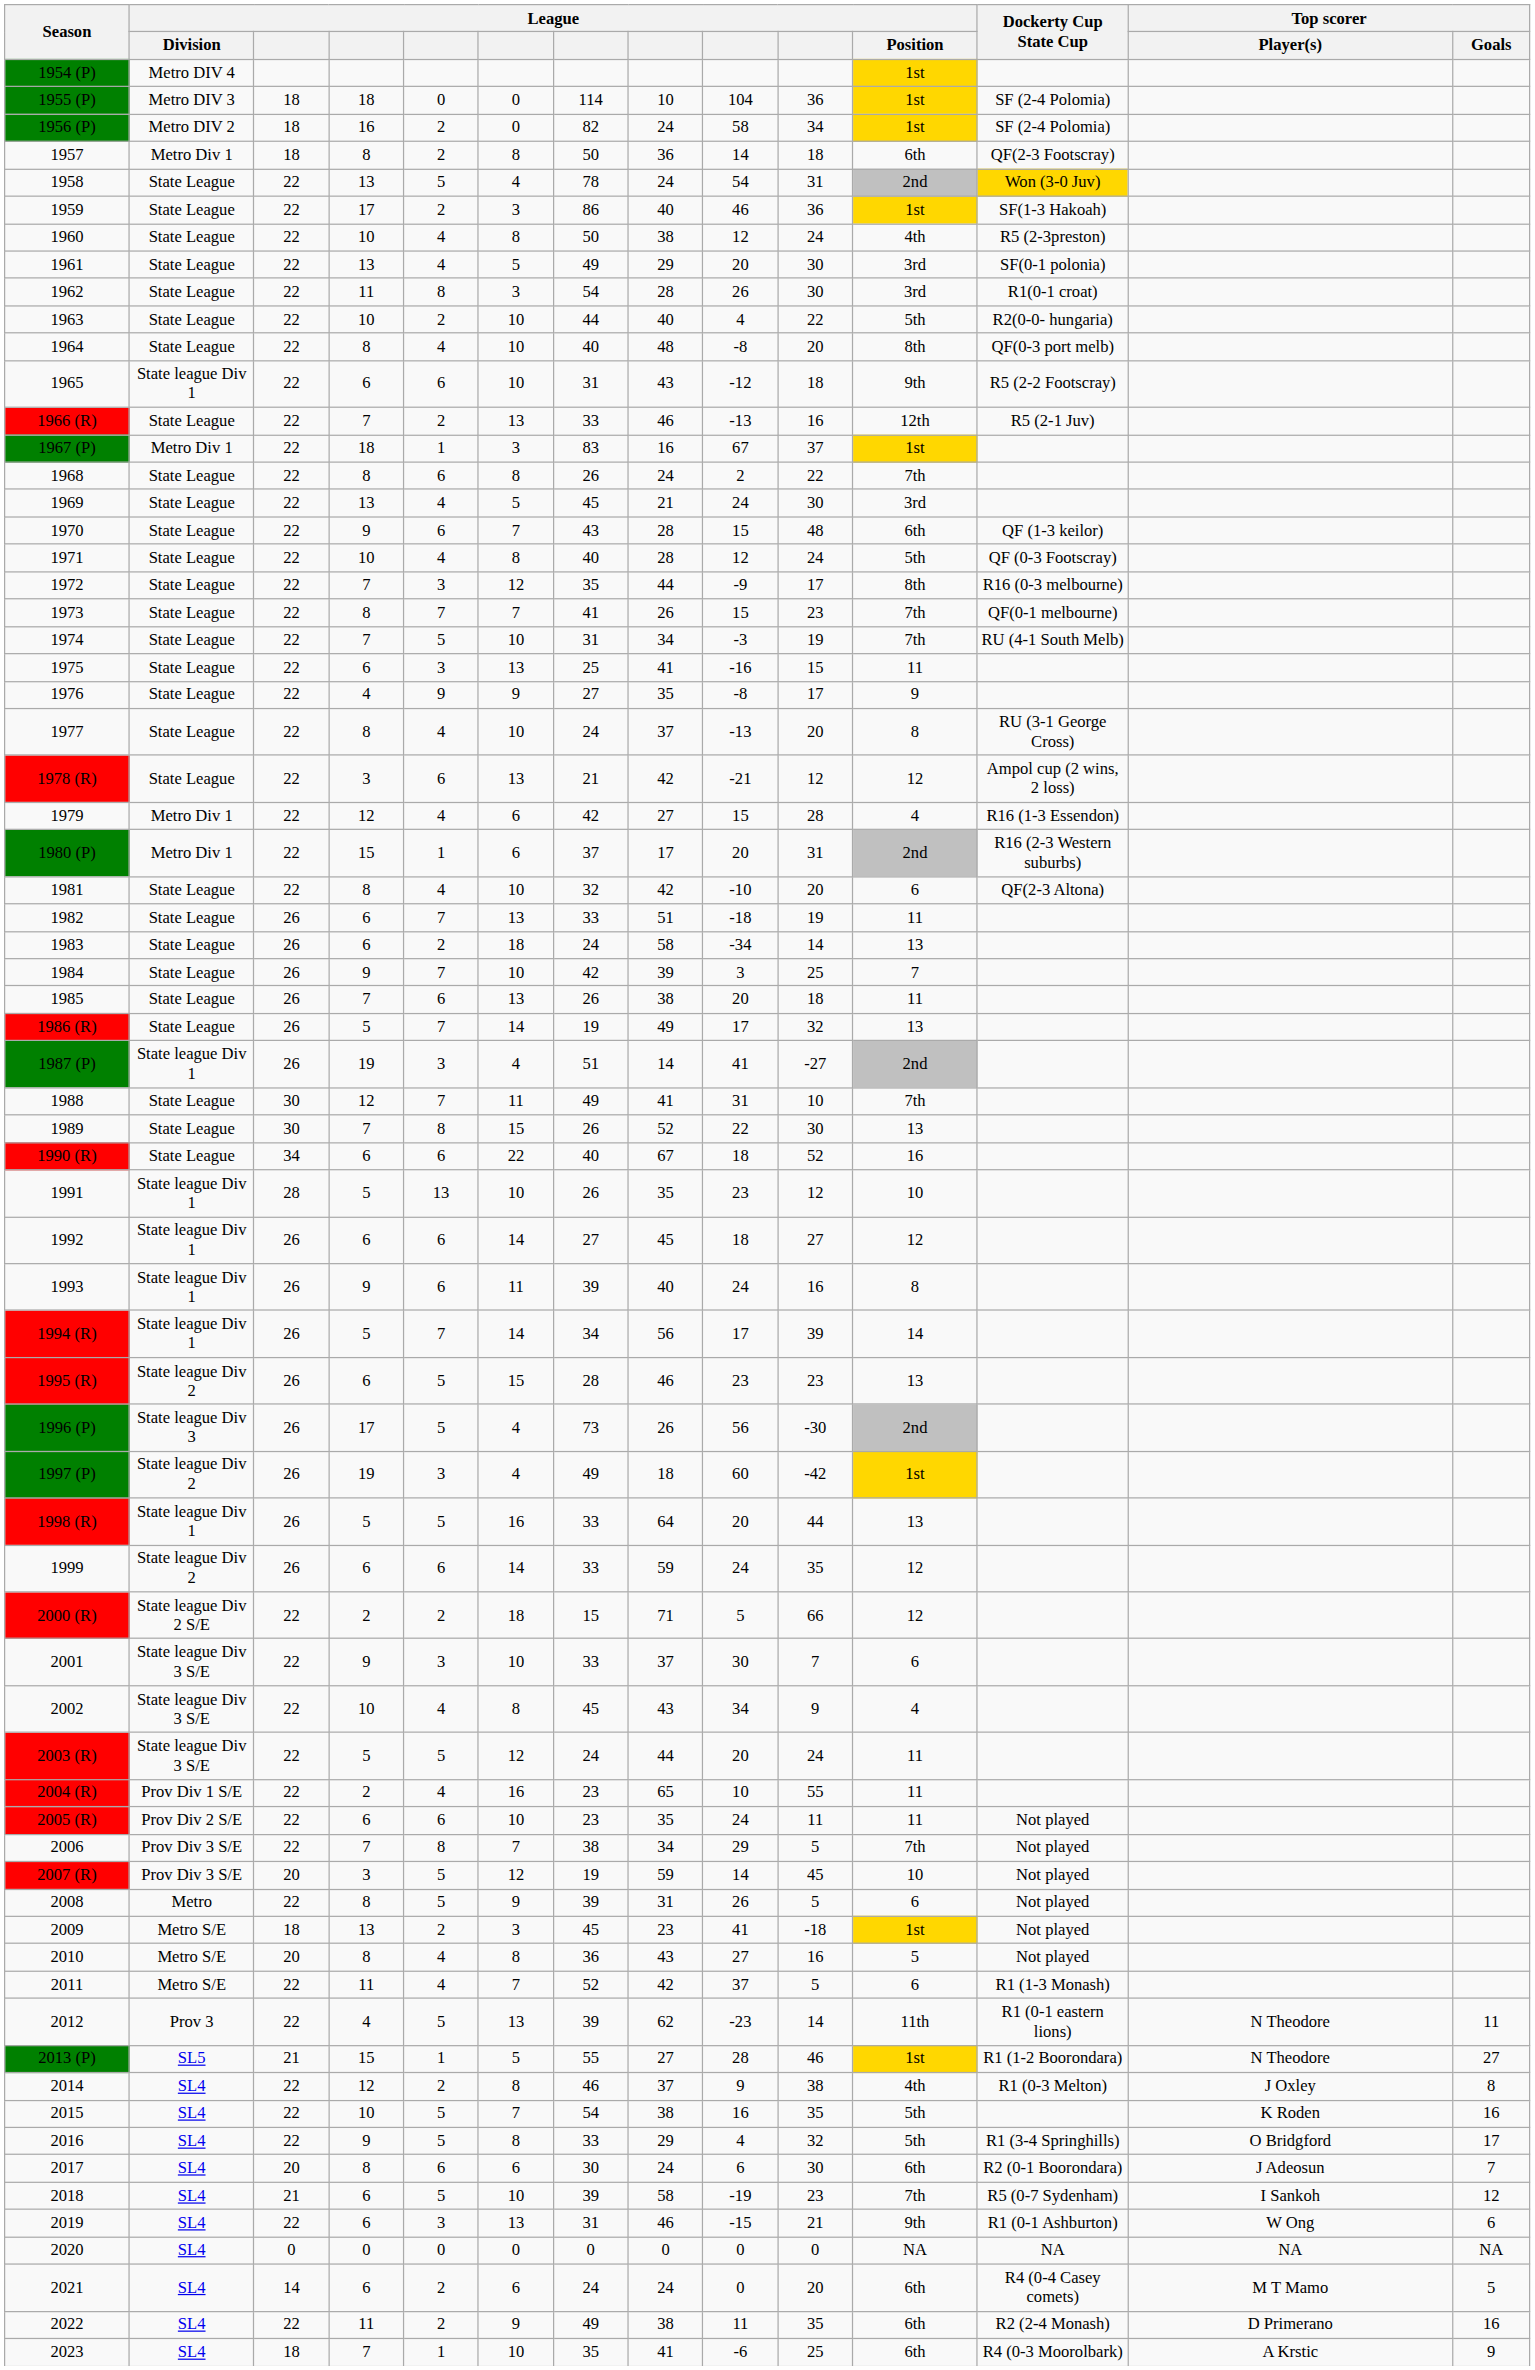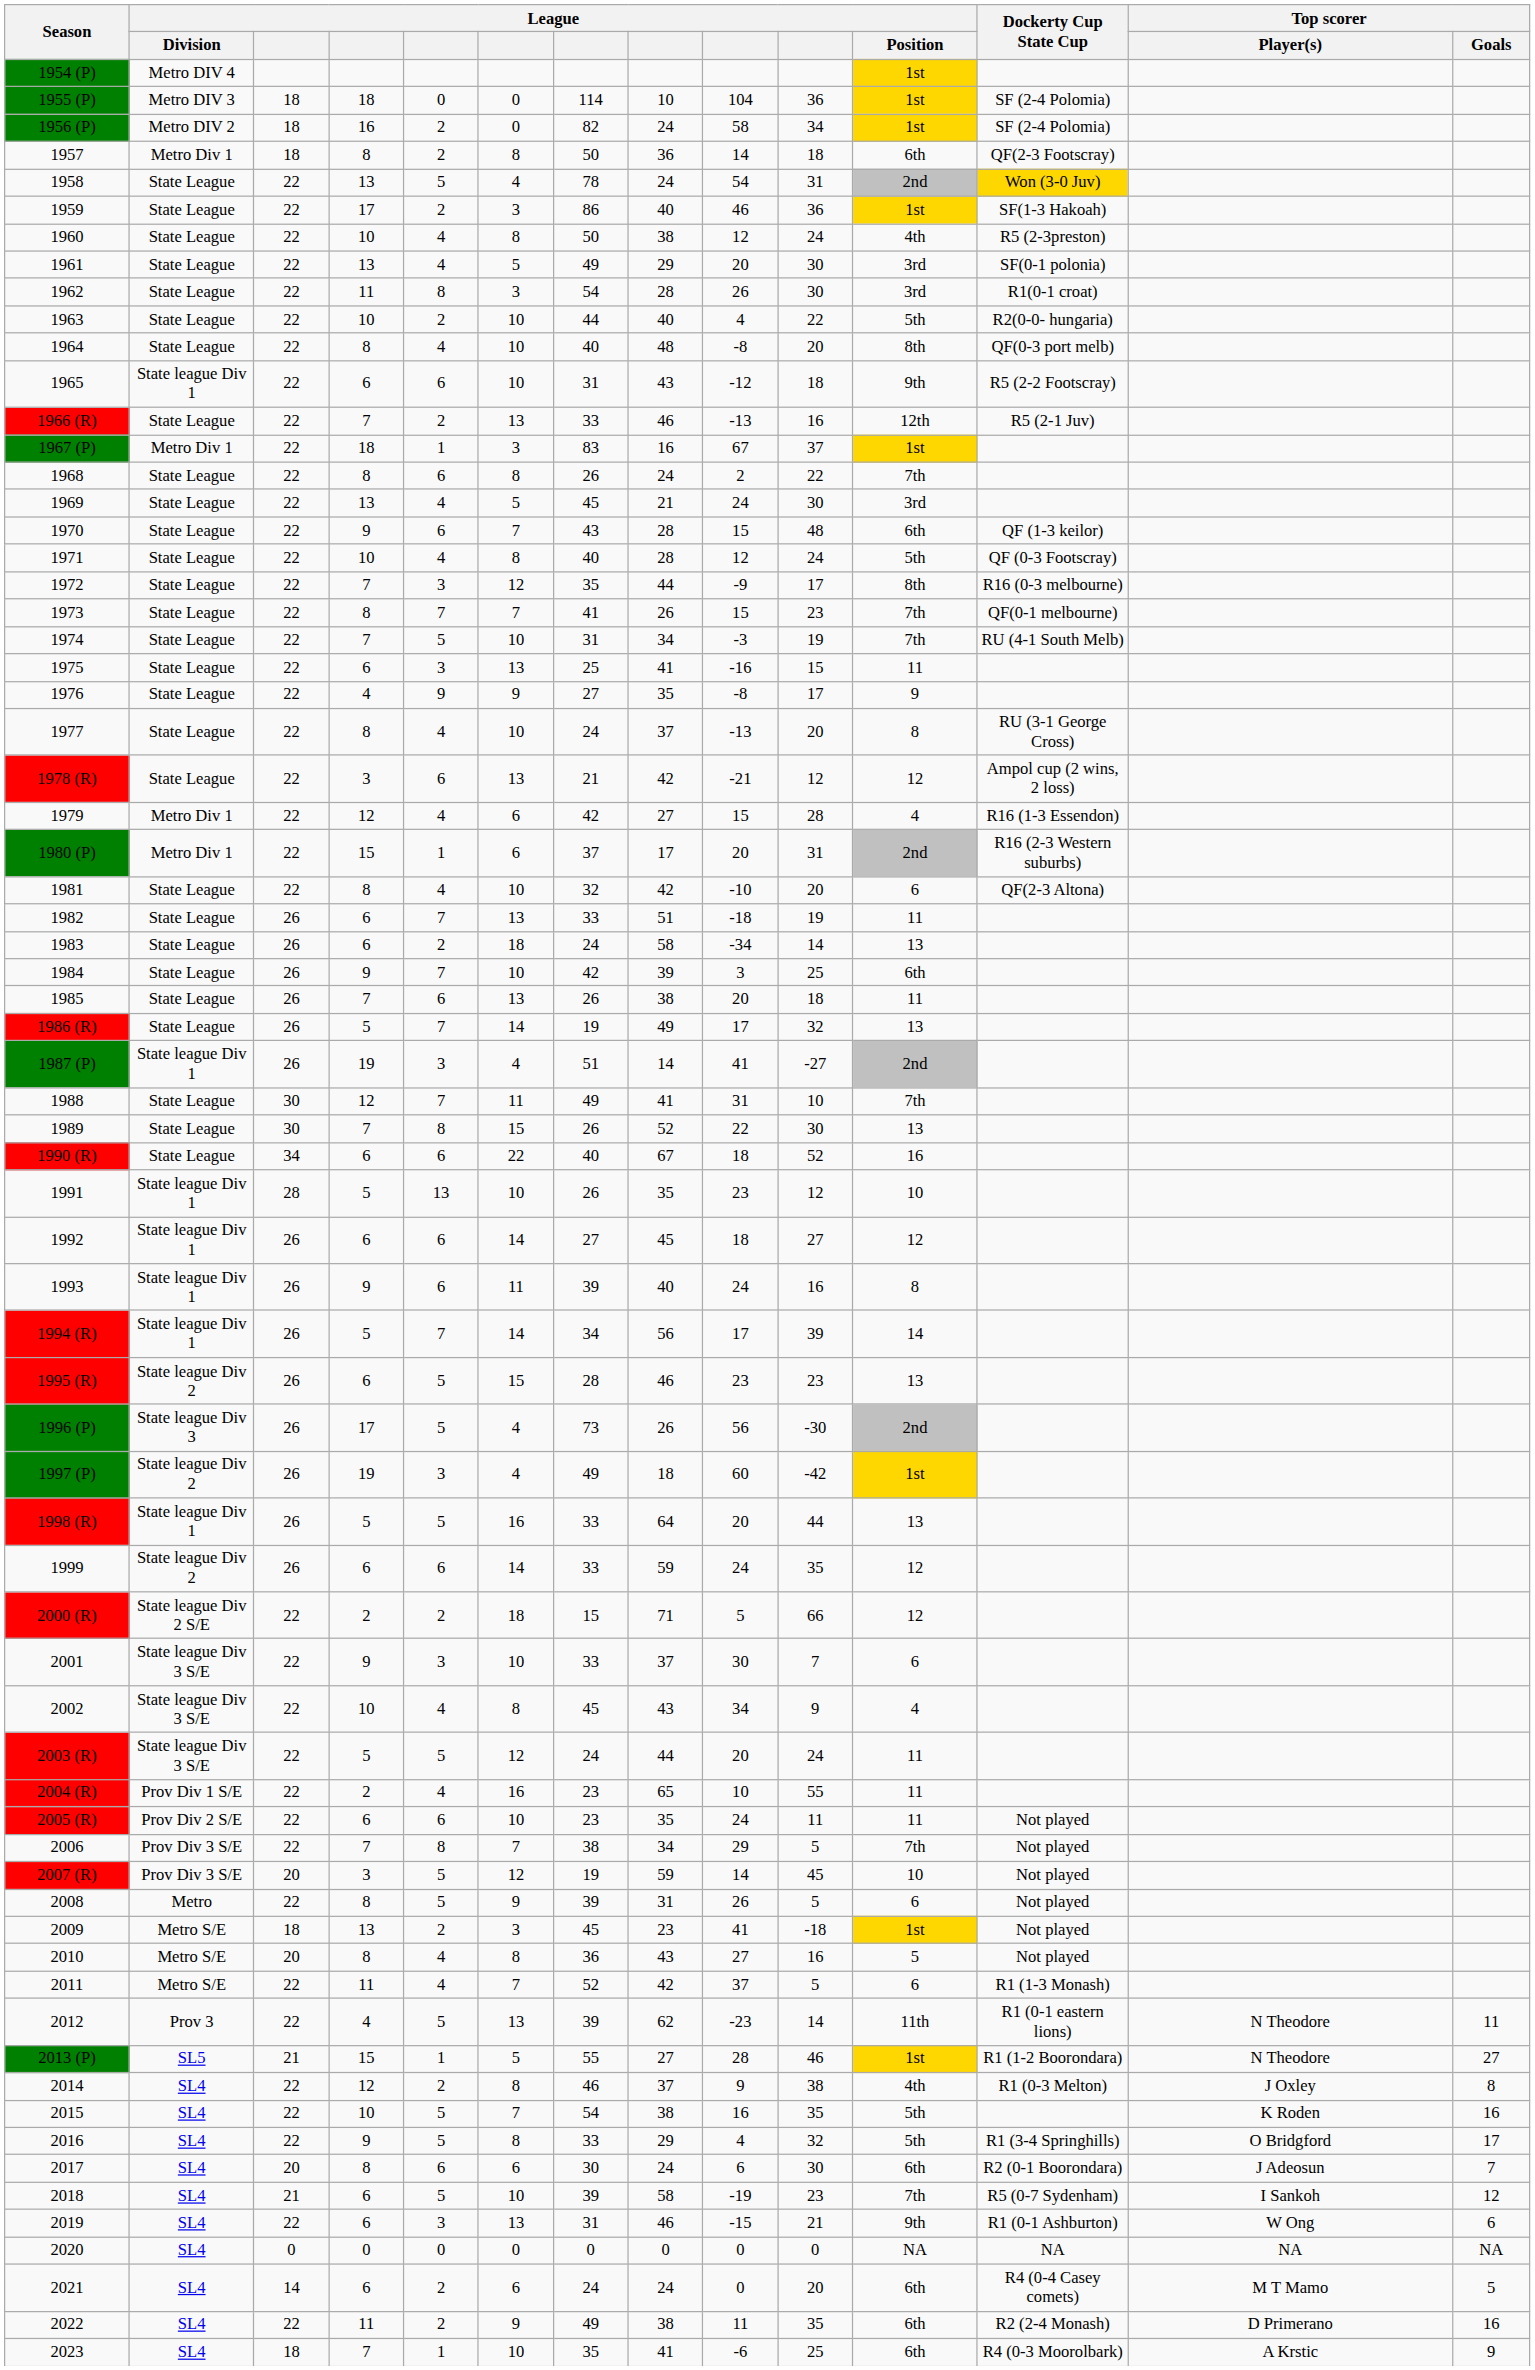(915, 971) 7 -> (915, 971) 6th
